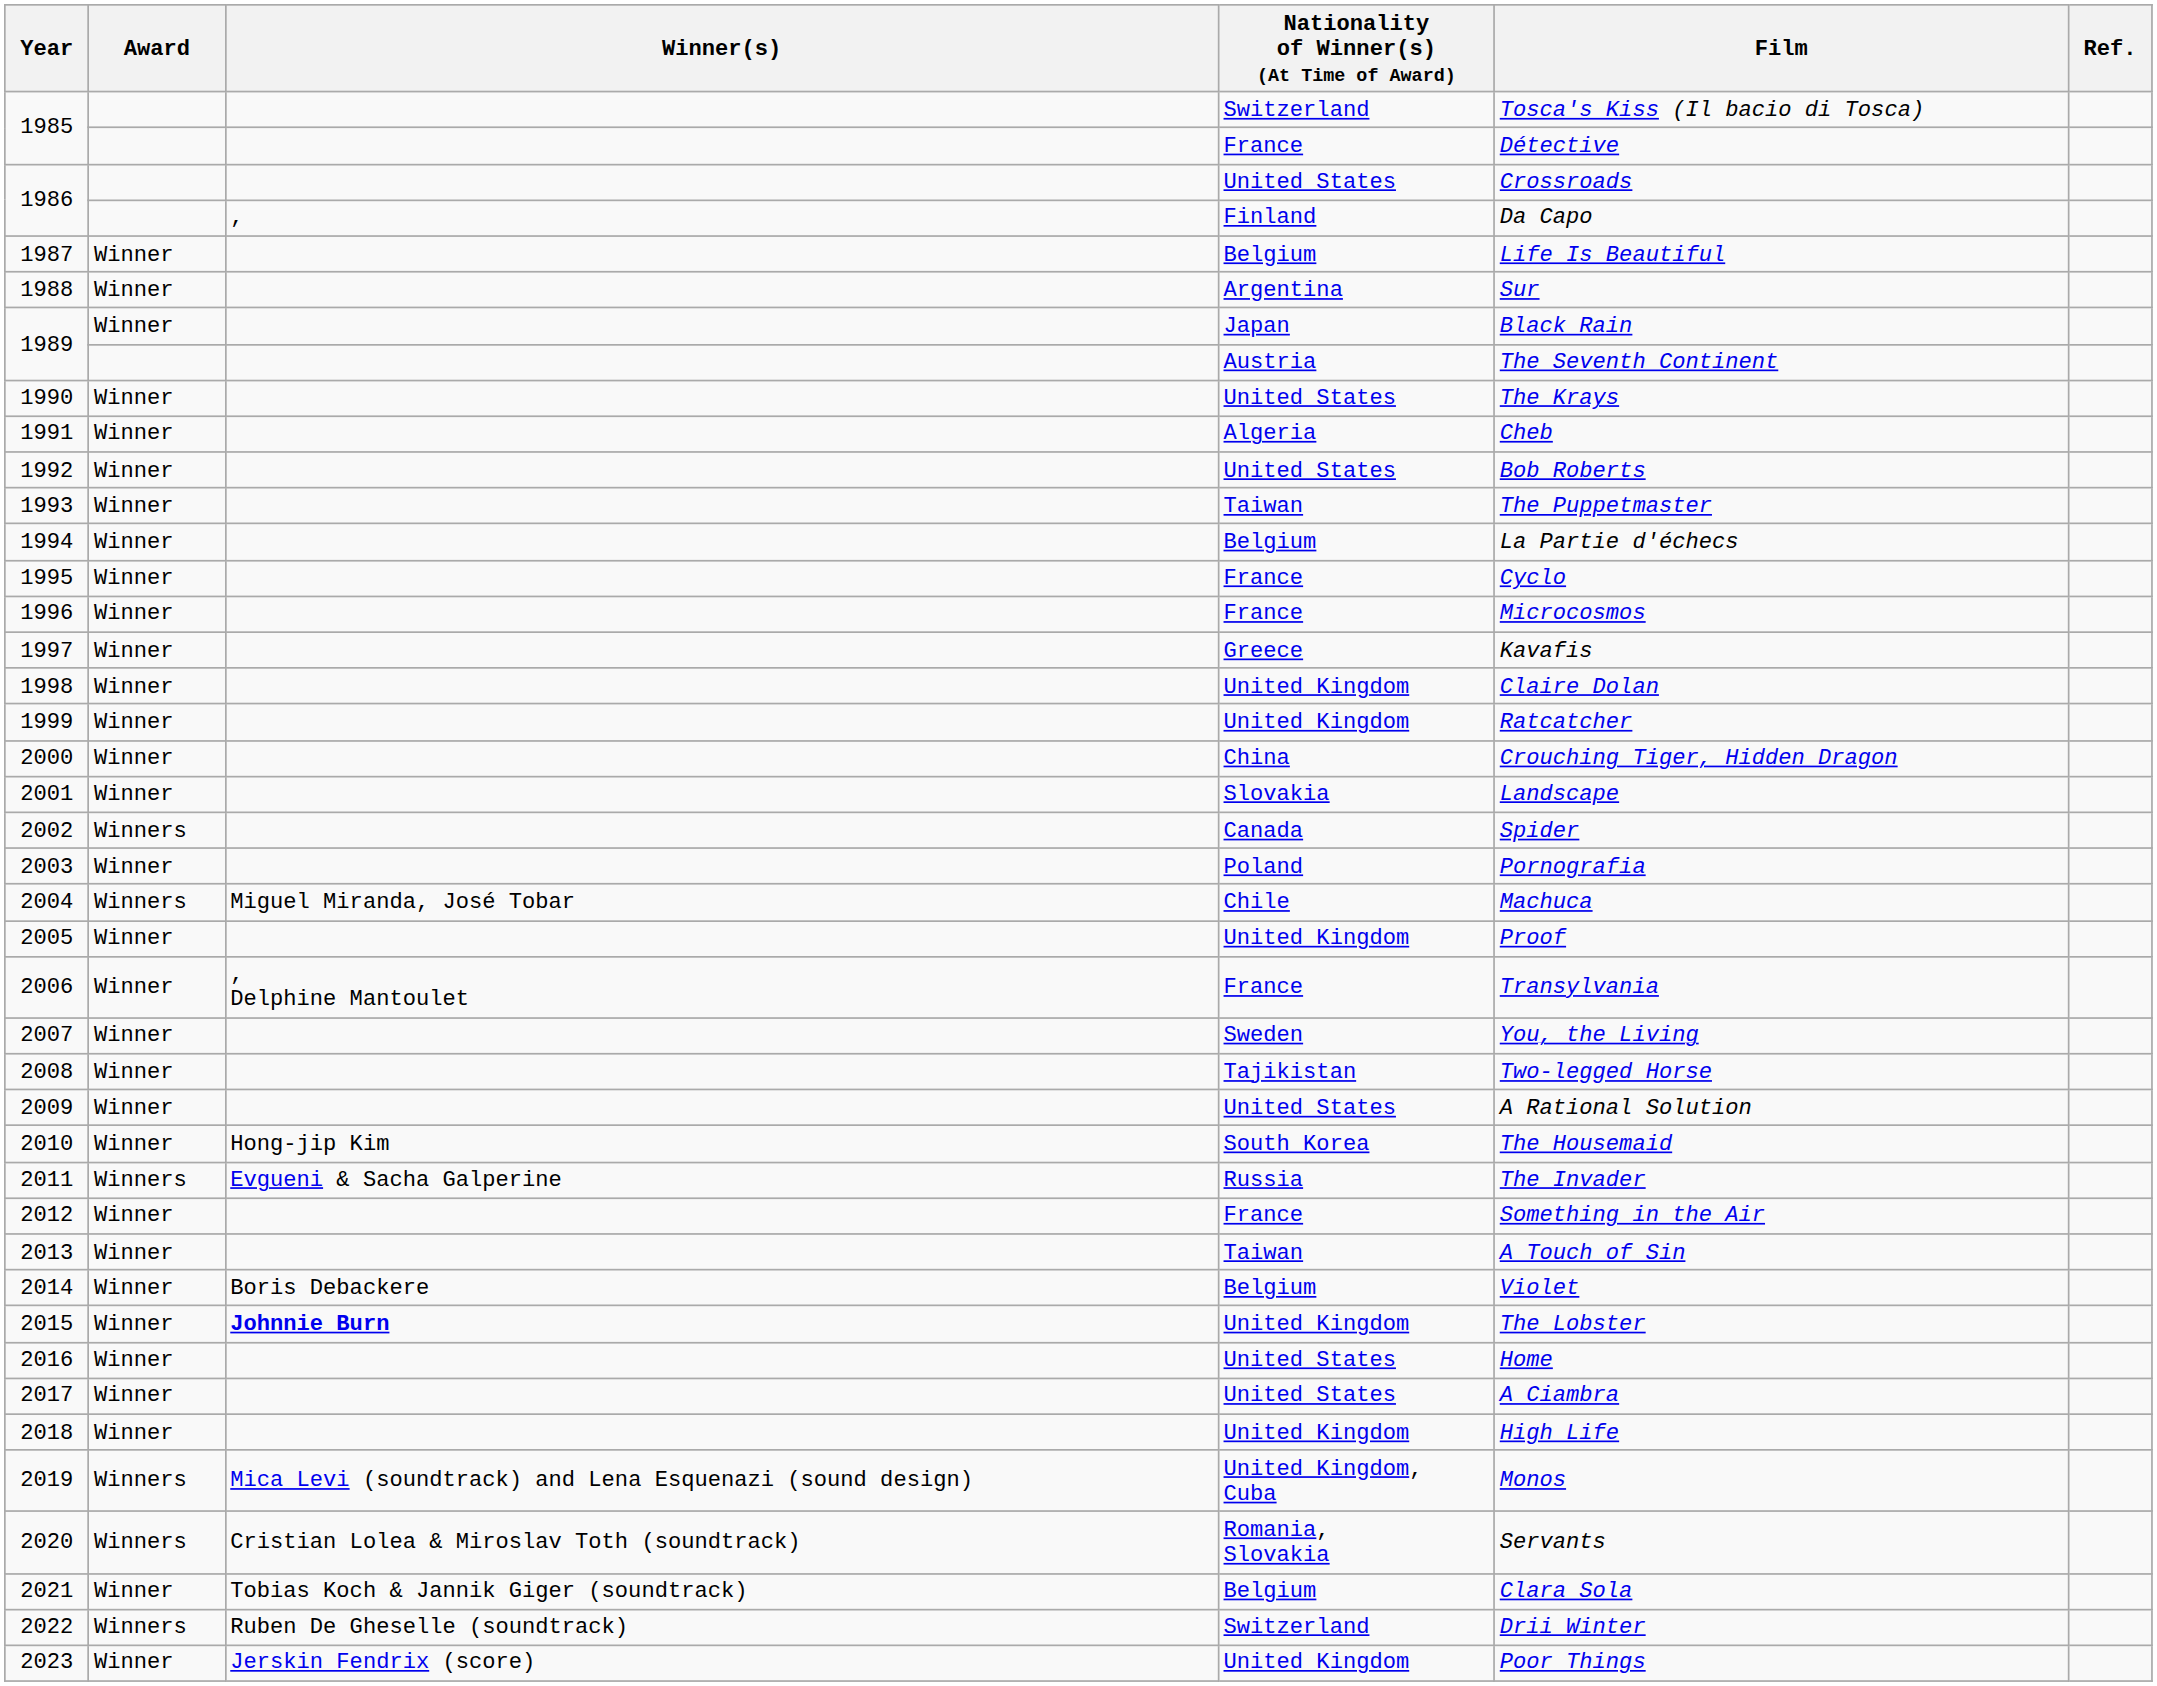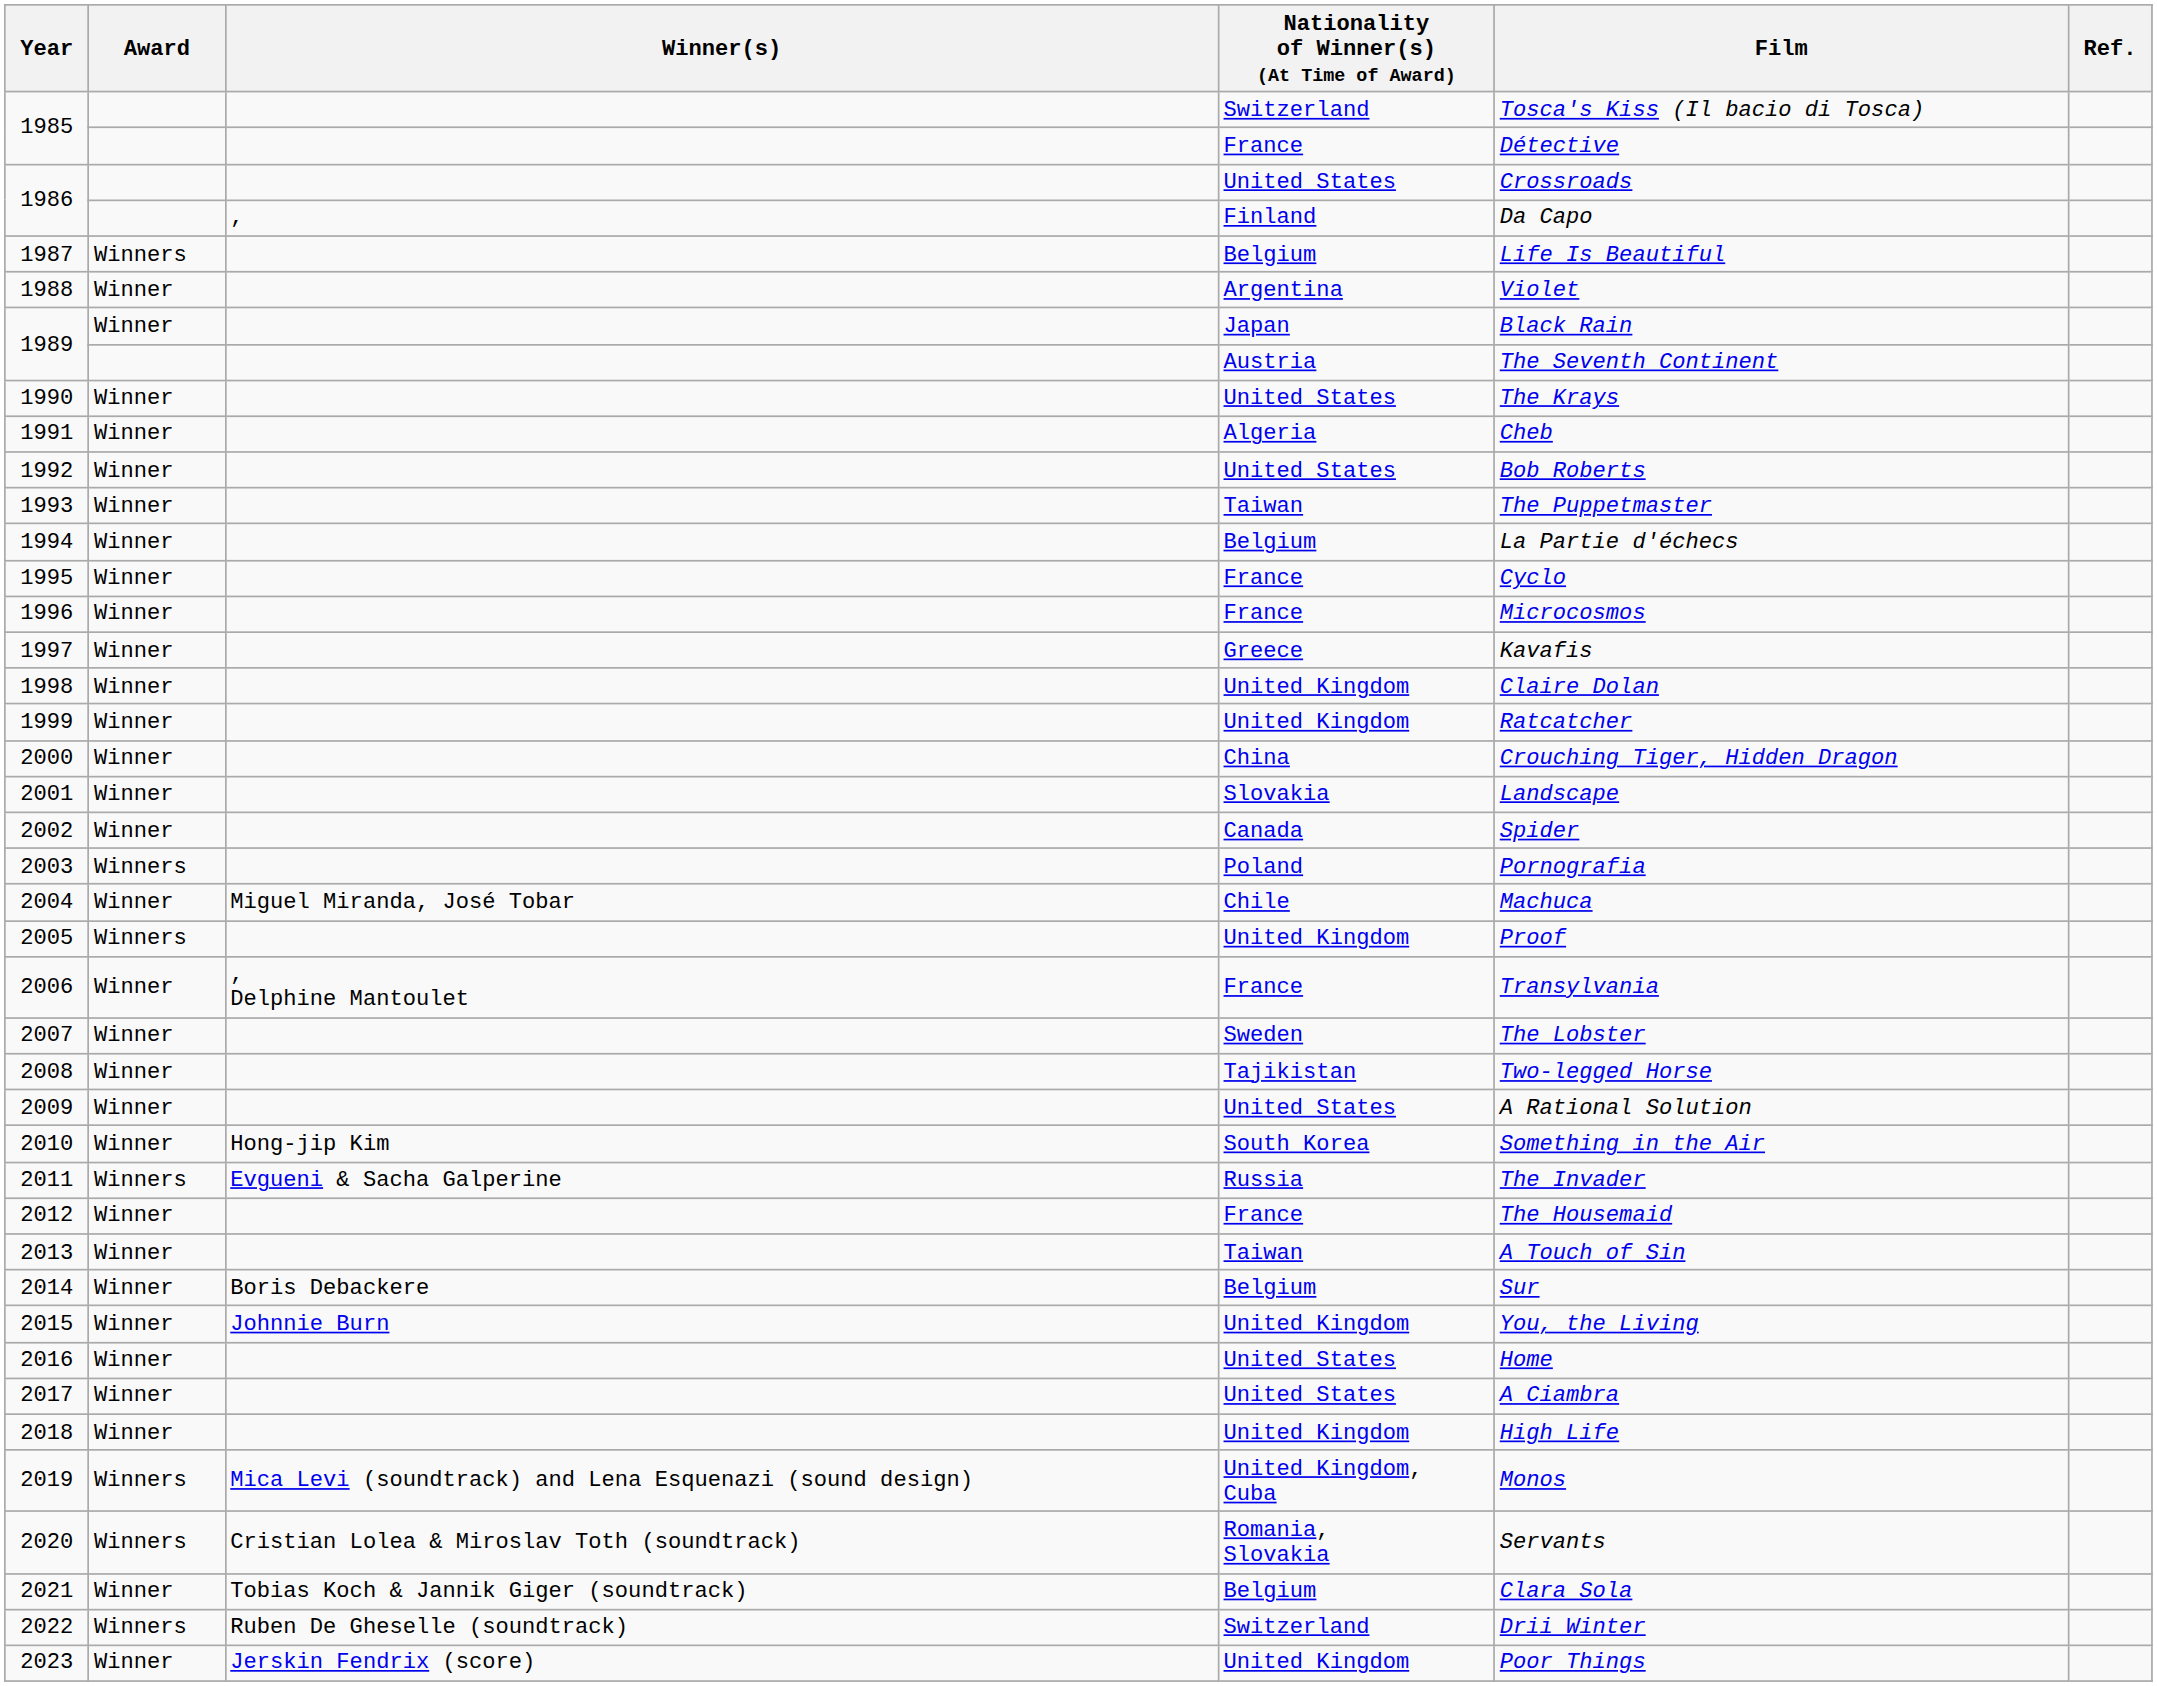(134, 254) Winner -> (140, 254) Winners
(1520, 290) Sur -> (1540, 290) Violet
(140, 830) Winners -> (134, 830) Winner
(134, 866) Winner -> (140, 866) Winners
(140, 902) Winners -> (134, 902) Winner
(134, 938) Winner -> (140, 938) Winners
(1599, 1036) You, the Living -> (1573, 1036) The Lobster
(1586, 1144) The Housemaid -> (1632, 1144) Something in the Air
(1632, 1216) Something in the Air -> (1586, 1216) The Housemaid
(1540, 1288) Violet -> (1520, 1288) Sur
(310, 1324) bold -> (310, 1324) normal
(1573, 1324) The Lobster -> (1599, 1324) You, the Living
